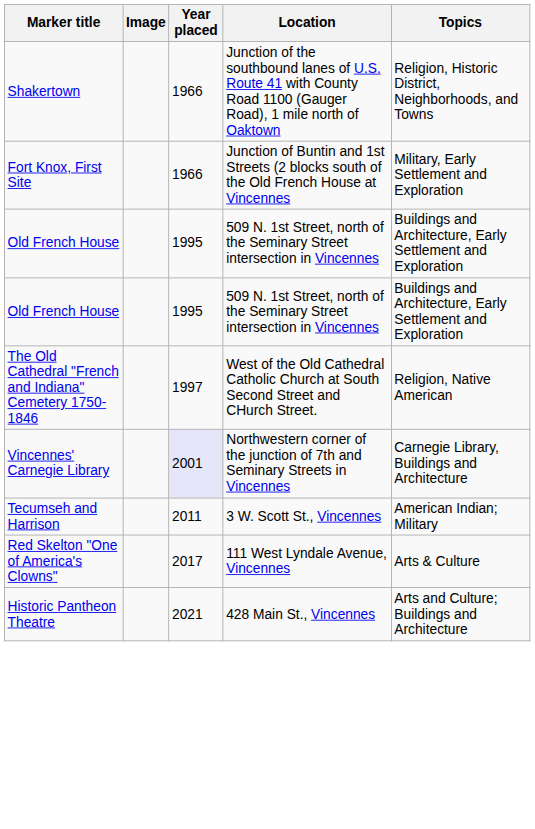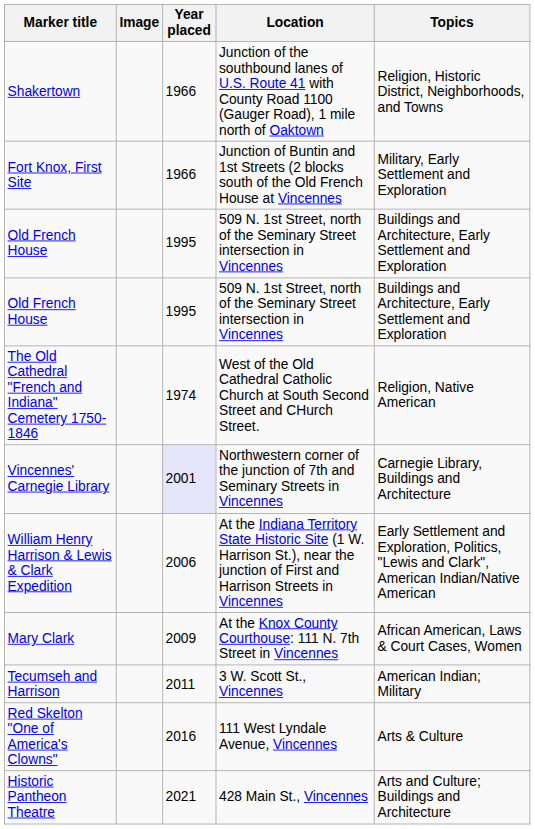(187, 387) 1997 -> (181, 395) 1974
+ row: (60, 562)
+ row: (41, 638)
(187, 561) 2017 -> (181, 736) 2016
